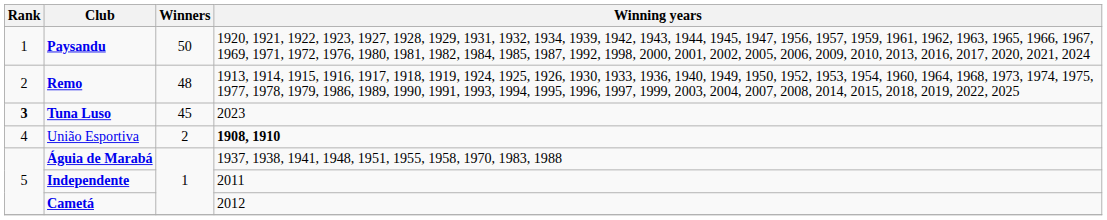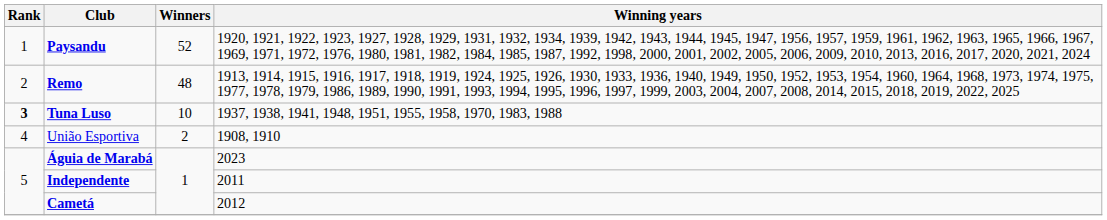(185, 45) 50 -> (185, 45) 52
(185, 114) 45 -> (185, 114) 10
(231, 114) 2023 -> (389, 114) 1937, 1938, 1941, 1948, 1951, 1955, 1958, 1970, 1983, 1988
(249, 136) bold -> (249, 136) normal
(389, 158) 1937, 1938, 1941, 1948, 1951, 1955, 1958, 1970, 1983, 1988 -> (231, 158) 2023
